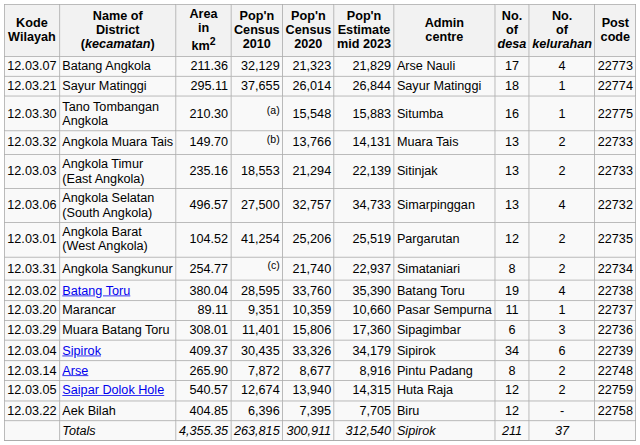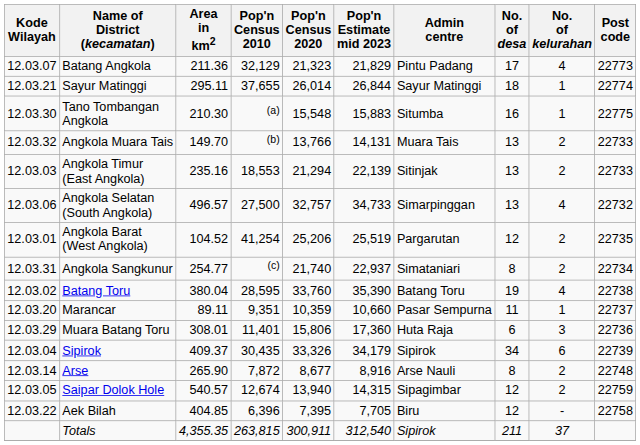(426, 66) Arse Nauli -> (435, 66) Pintu Padang
(429, 330) Sipagimbar -> (425, 330) Huta Raja
(435, 370) Pintu Padang -> (426, 370) Arse Nauli
(425, 390) Huta Raja -> (429, 390) Sipagimbar
